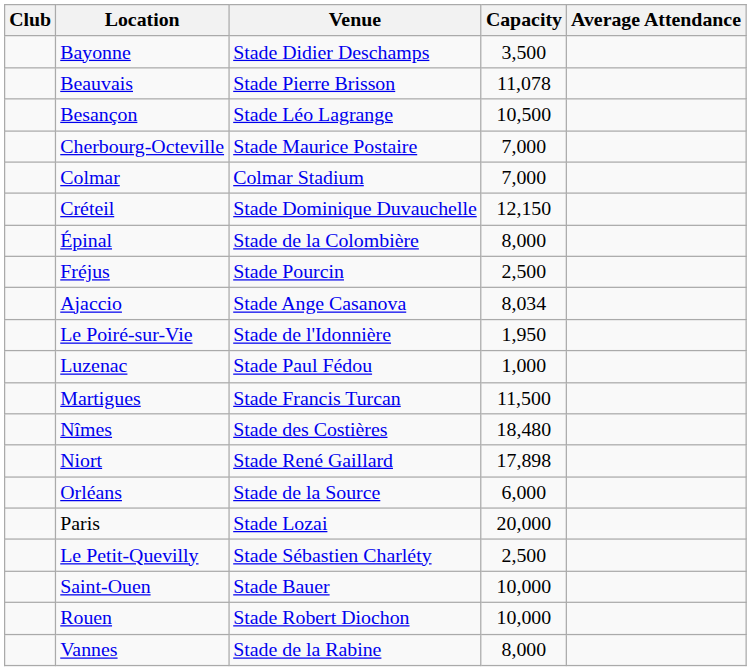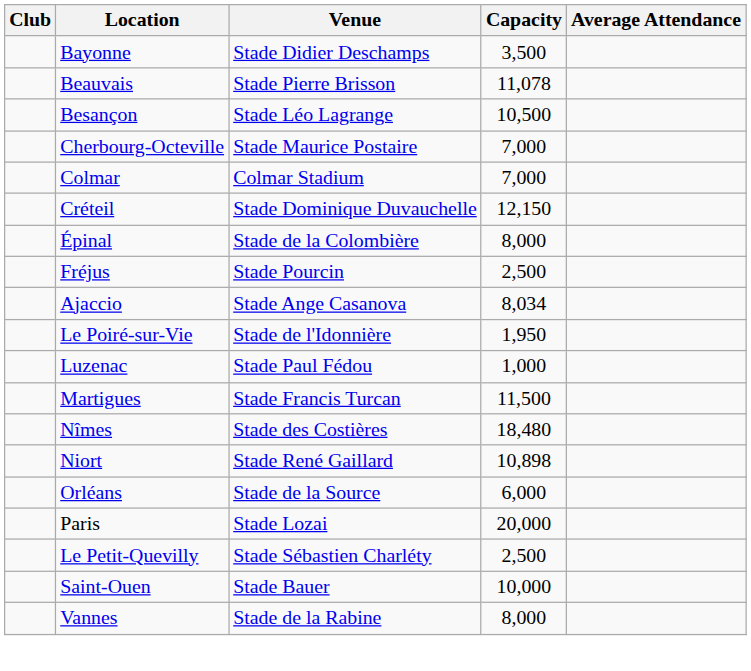(524, 460) 17,898 -> (524, 460) 10,898
- row: (86, 618)
